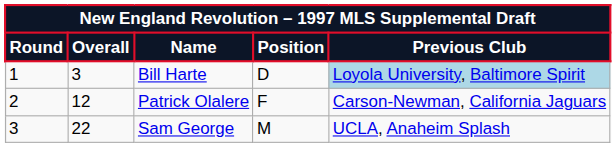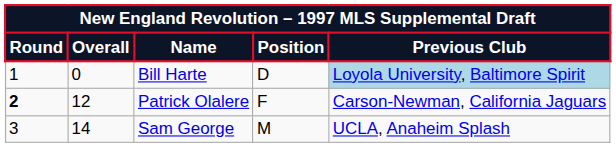(76, 74) 3 -> (76, 74) 0
(14, 101) normal -> (14, 101) bold
(81, 128) 22 -> (81, 128) 14
